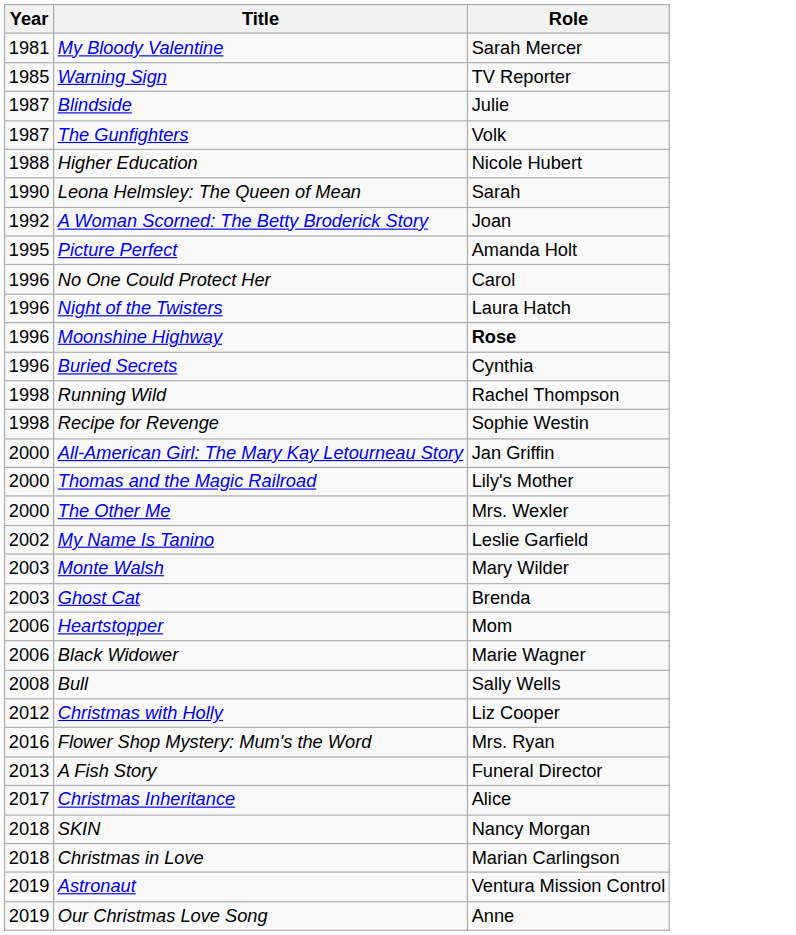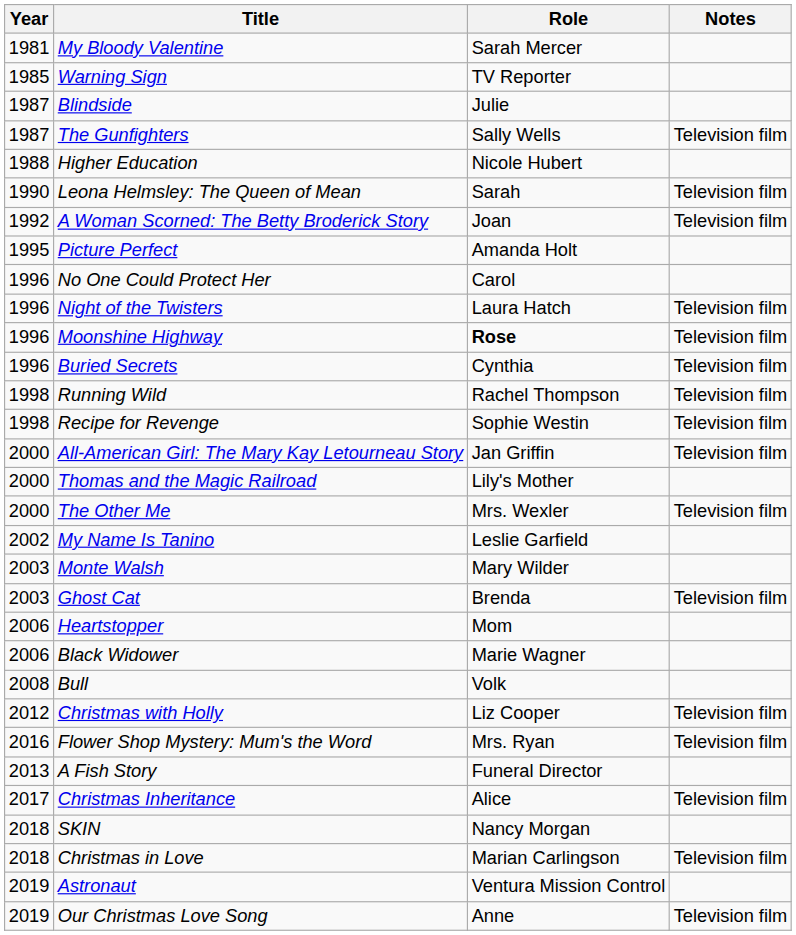+ column: (730, 18)
(489, 134) Volk -> (516, 134) Sally Wells
(516, 684) Sally Wells -> (489, 684) Volk
